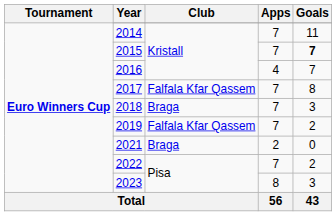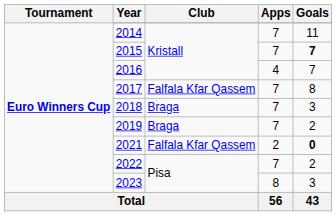(201, 126) Falfala Kfar Qassem -> (163, 126) Braga
(163, 145) Braga -> (201, 145) Falfala Kfar Qassem
(312, 145) normal -> (312, 145) bold
